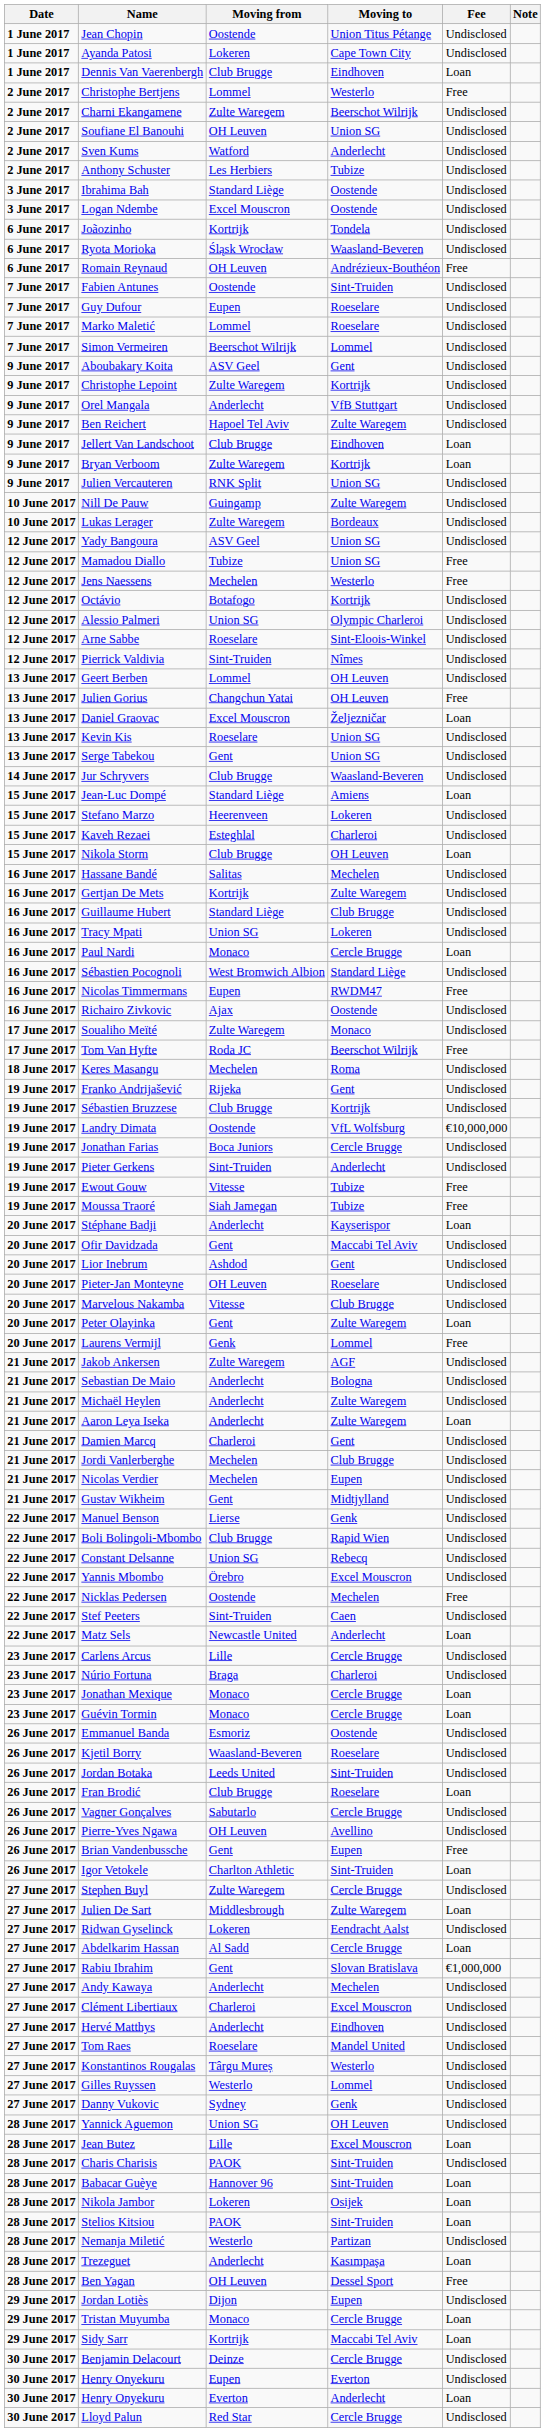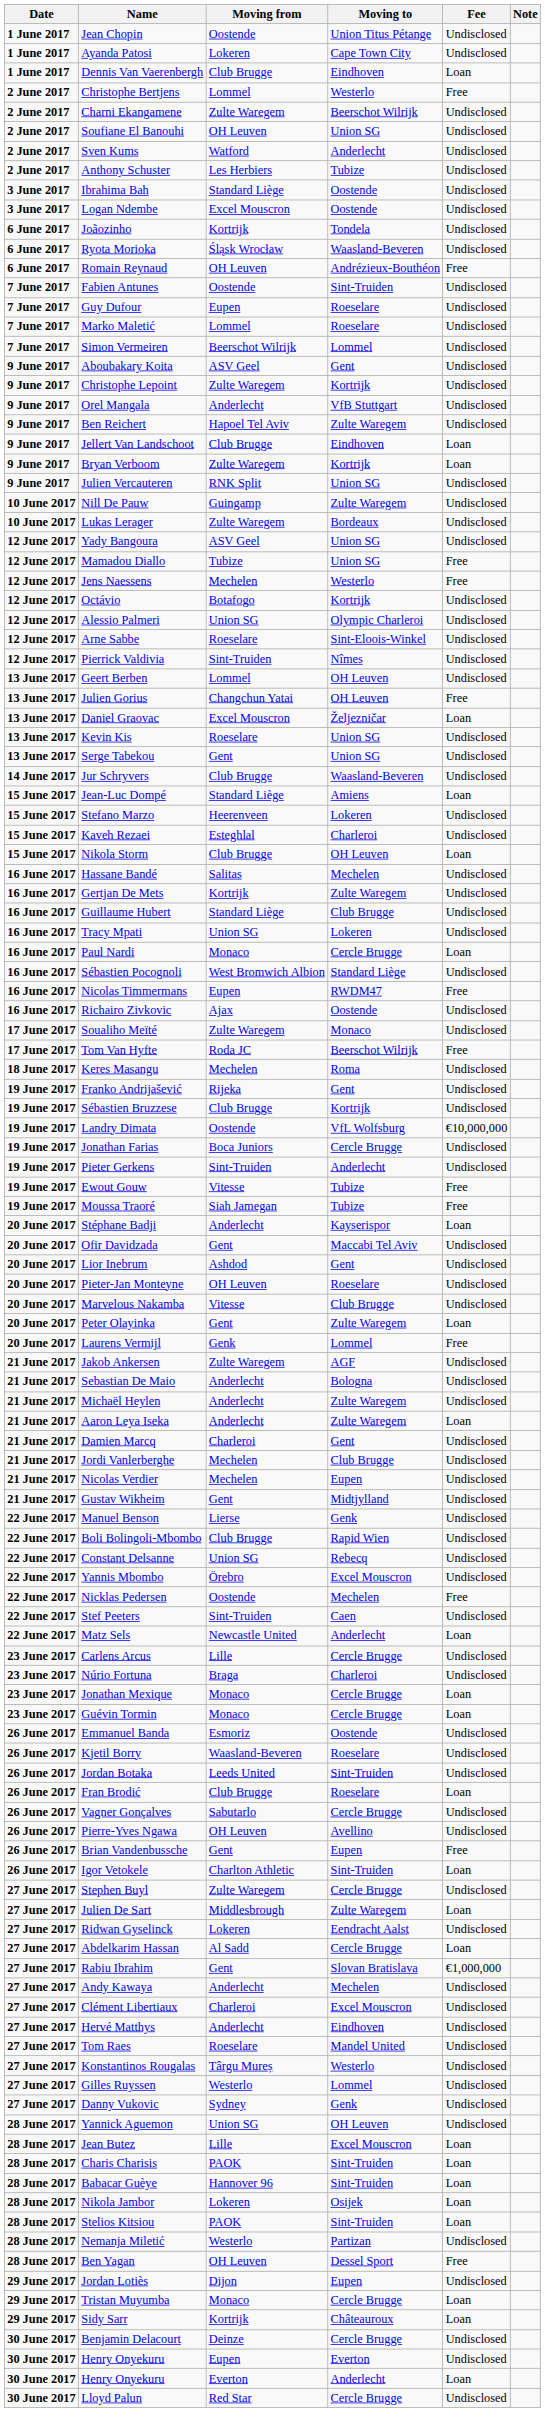(476, 2163) Undisclosed -> (458, 2163) Loan
- row: (106, 2261)
(374, 2339) Maccabi Tel Aviv -> (362, 2319) Châteauroux
